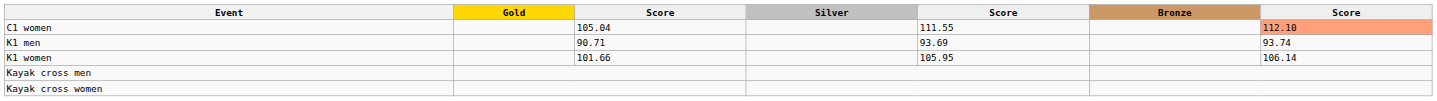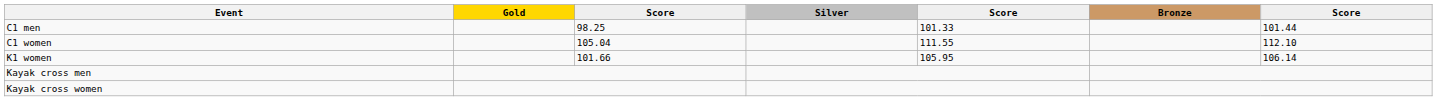+ row: (23, 27)
(1280, 27) lightsalmon background -> (1280, 42) no background
- row: (23, 42)
